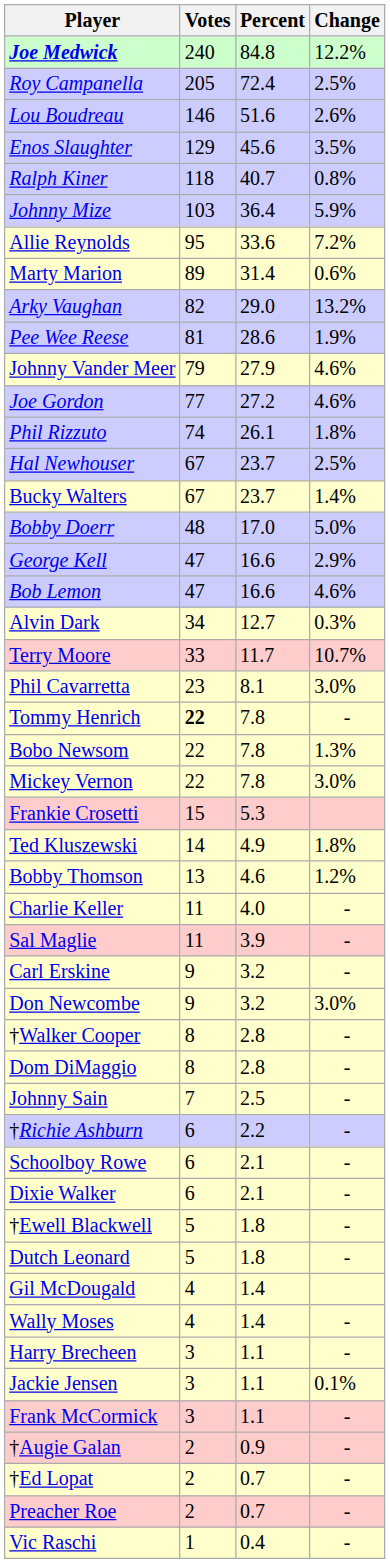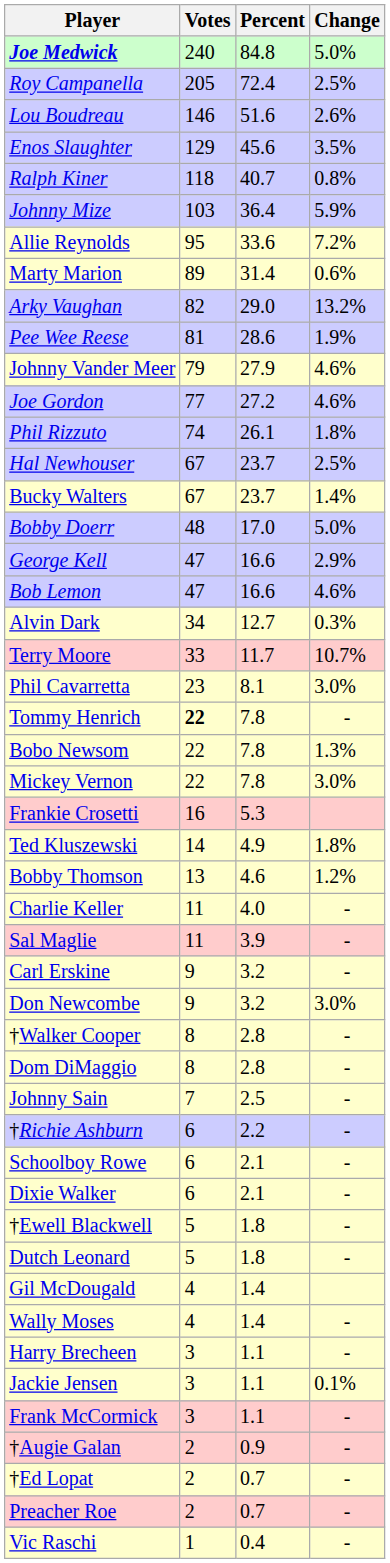(340, 52) 12.2% -> (335, 52) 5.0%
(195, 813) 15 -> (195, 813) 16
